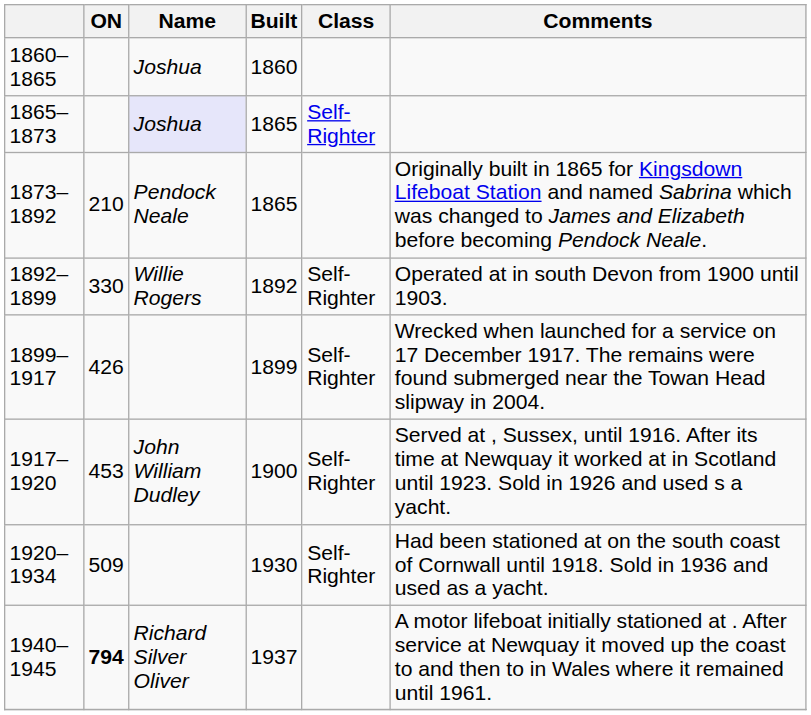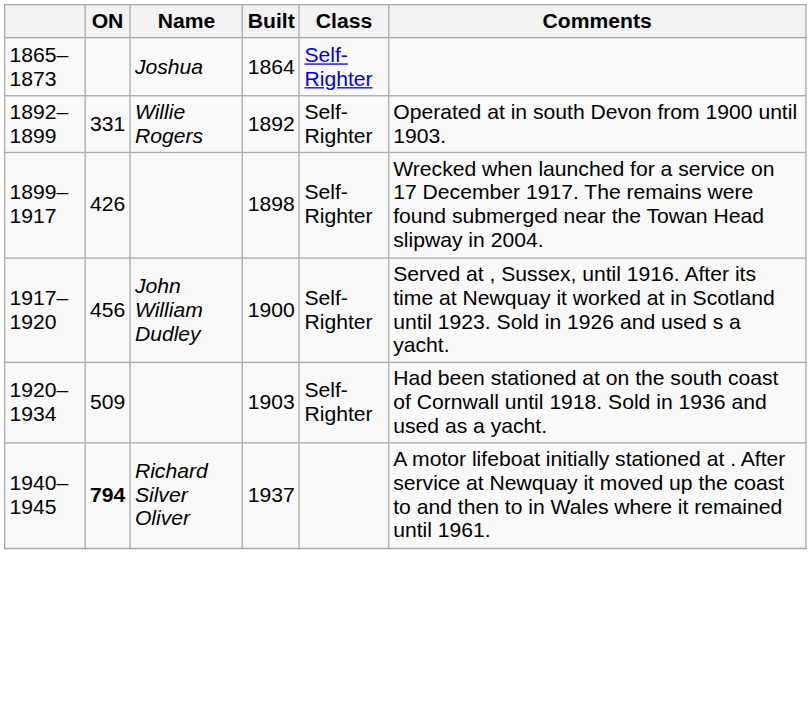- row: (39, 66)
(168, 123) lavender background -> (169, 66) no background
(274, 123) 1865 -> (271, 66) 1864
- row: (39, 204)
(106, 285) 330 -> (108, 123) 331
(274, 366) 1899 -> (271, 204) 1898
(106, 471) 453 -> (108, 309) 456
(274, 564) 1930 -> (271, 402) 1903
